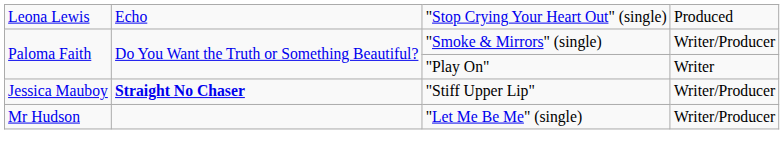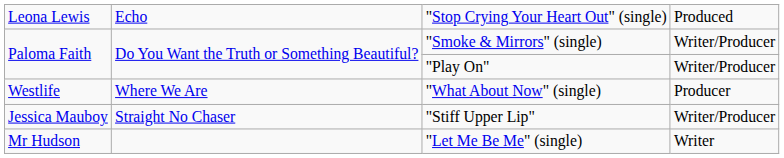(694, 66) Writer -> (725, 66) Writer/Producer
+ row: (513, 91)
(180, 91) bold -> (175, 116) normal
(725, 116) Writer/Producer -> (694, 141) Writer
